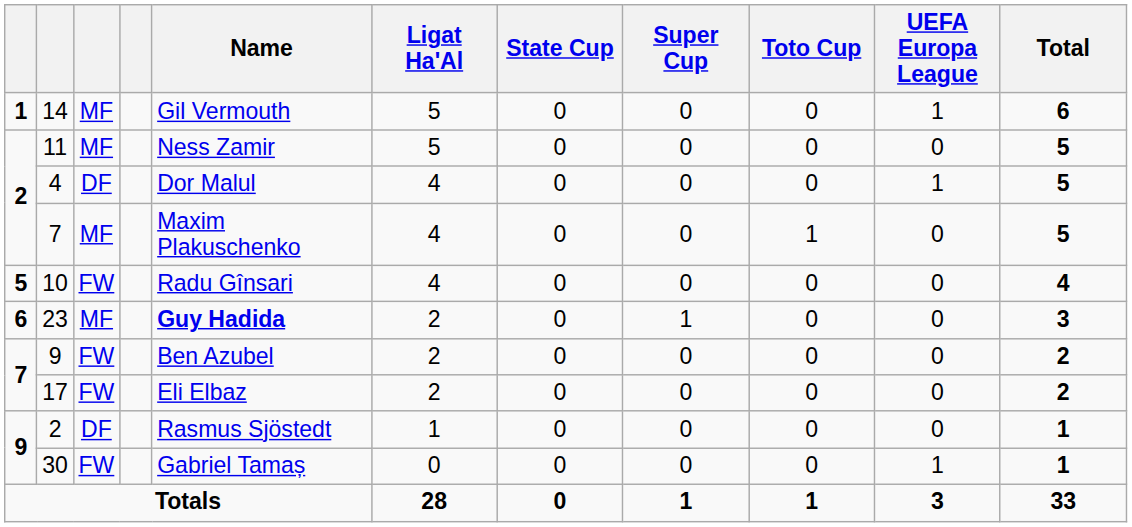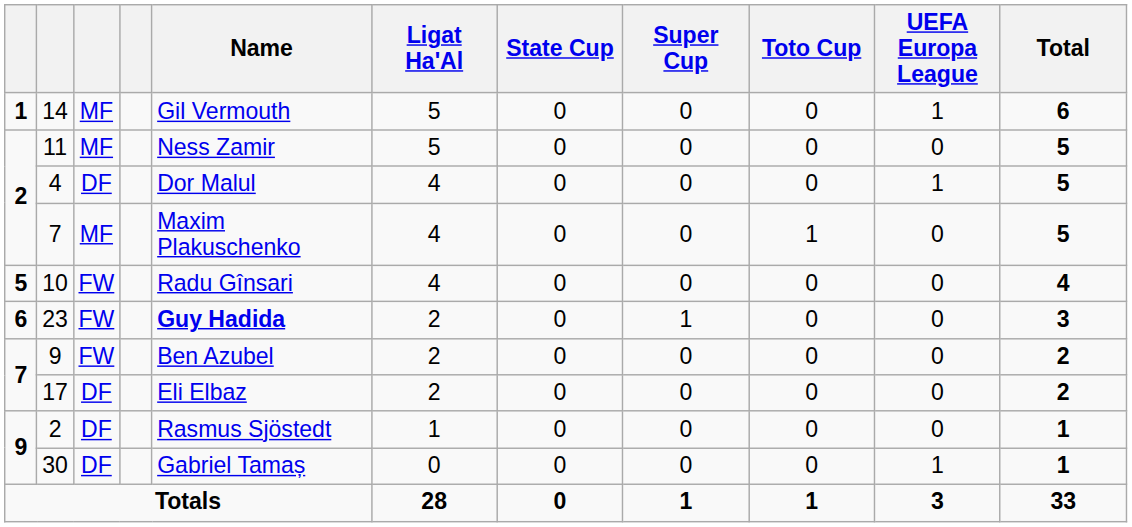(96, 319) MF -> (96, 319) FW
(96, 392) FW -> (96, 392) DF
(96, 465) FW -> (96, 465) DF
